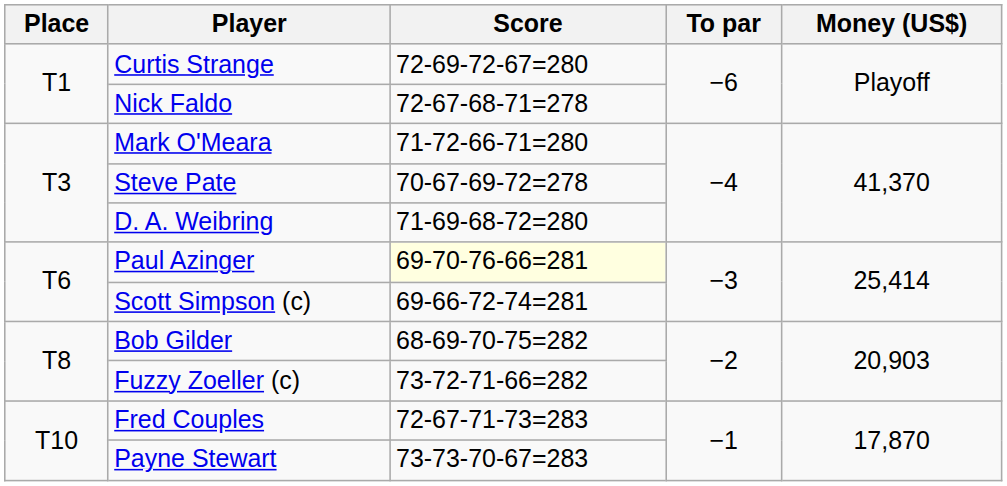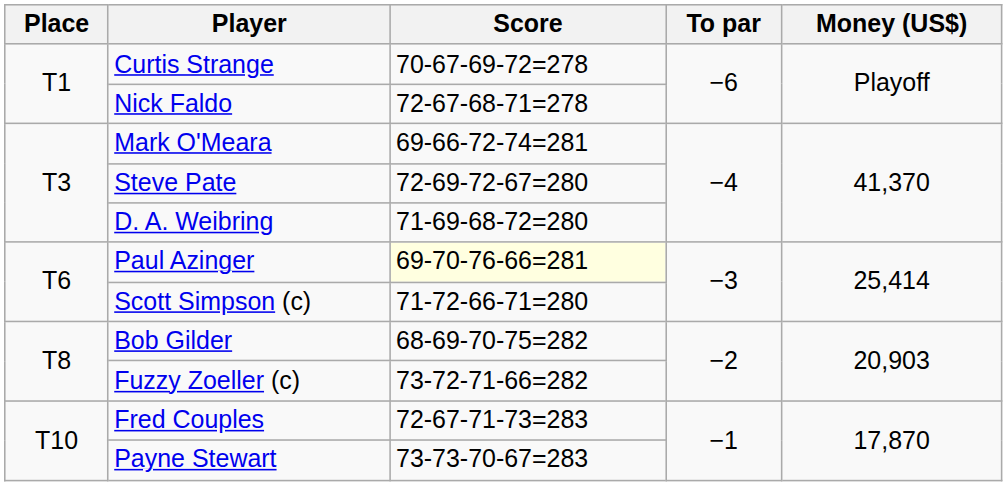(492, 63) 72-69-72-67=280 -> (492, 63) 70-67-69-72=278
(492, 143) 71-72-66-71=280 -> (492, 143) 69-66-72-74=281
(492, 182) 70-67-69-72=278 -> (492, 182) 72-69-72-67=280
(492, 301) 69-66-72-74=281 -> (492, 301) 71-72-66-71=280
